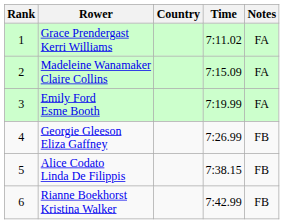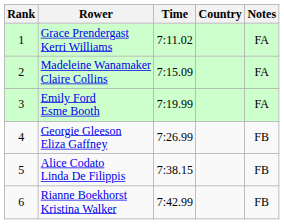columns swapped: (178, 14) <-> (224, 14)
